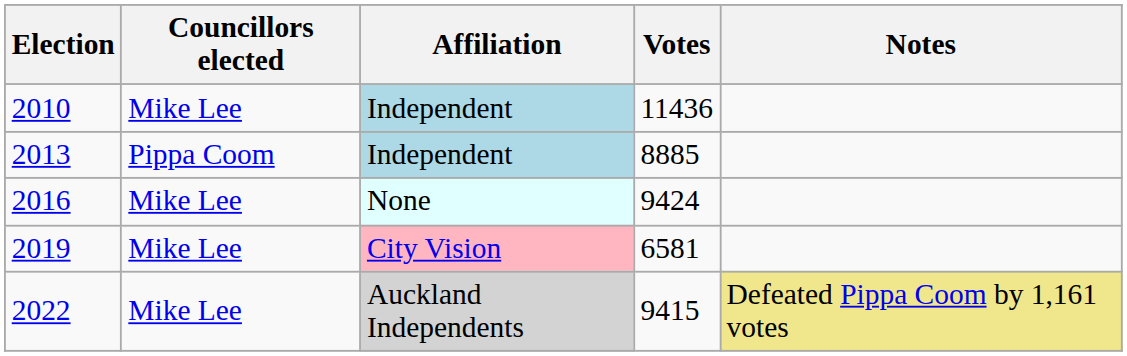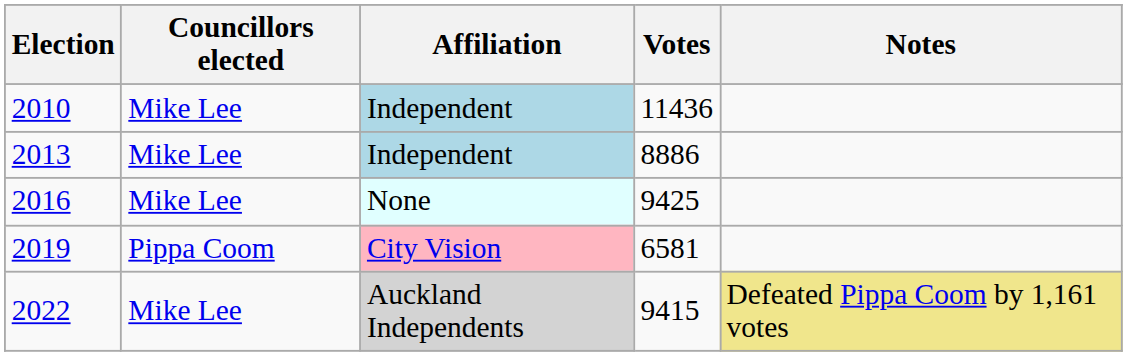(202, 154) Pippa Coom -> (185, 154) Mike Lee
(670, 154) 8885 -> (670, 154) 8886
(670, 201) 9424 -> (670, 201) 9425
(185, 247) Mike Lee -> (202, 247) Pippa Coom
